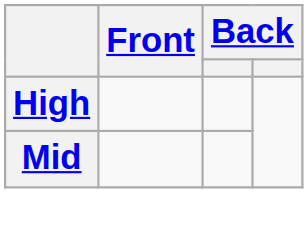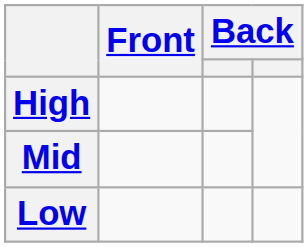+ row: (52, 213)
